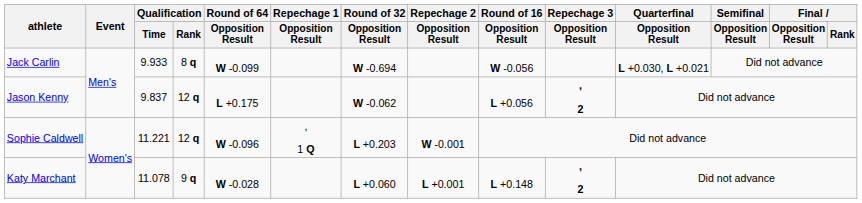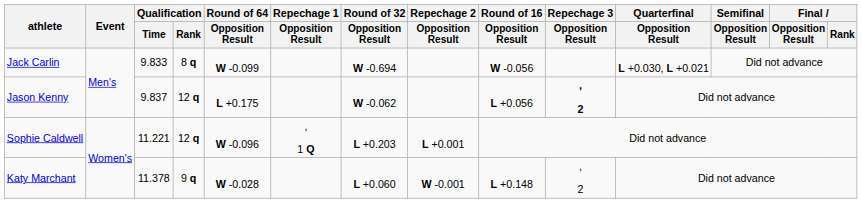(154, 63) 9.933 -> (154, 63) 9.833
(443, 144) W -0.001 -> (443, 144) L +0.001
(154, 179) 11.078 -> (154, 179) 11.378
(443, 184) L +0.001 -> (443, 184) W -0.001
(580, 179) bold -> (580, 179) normal
